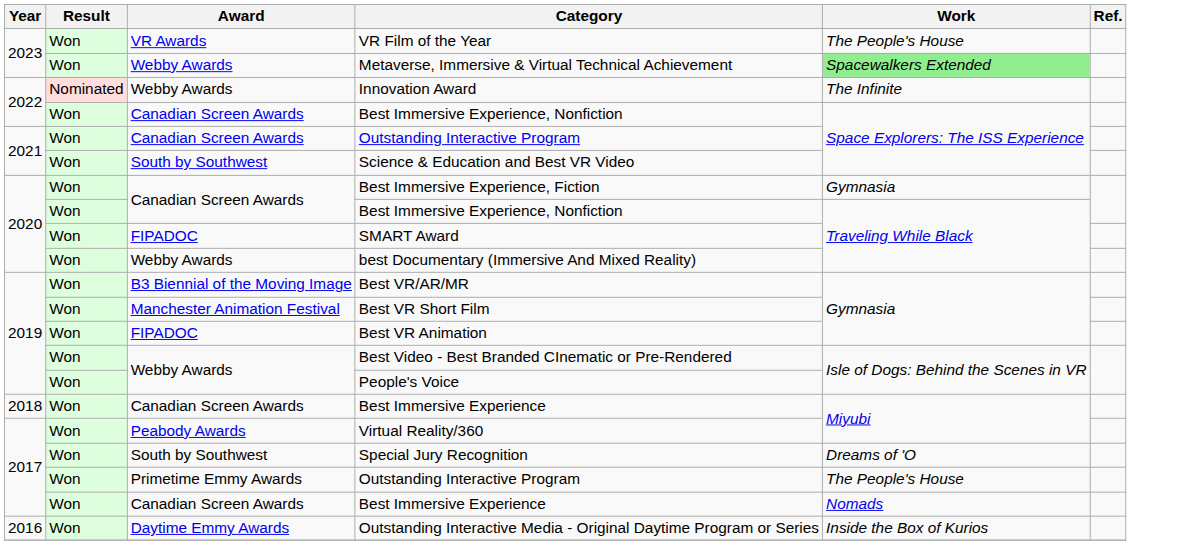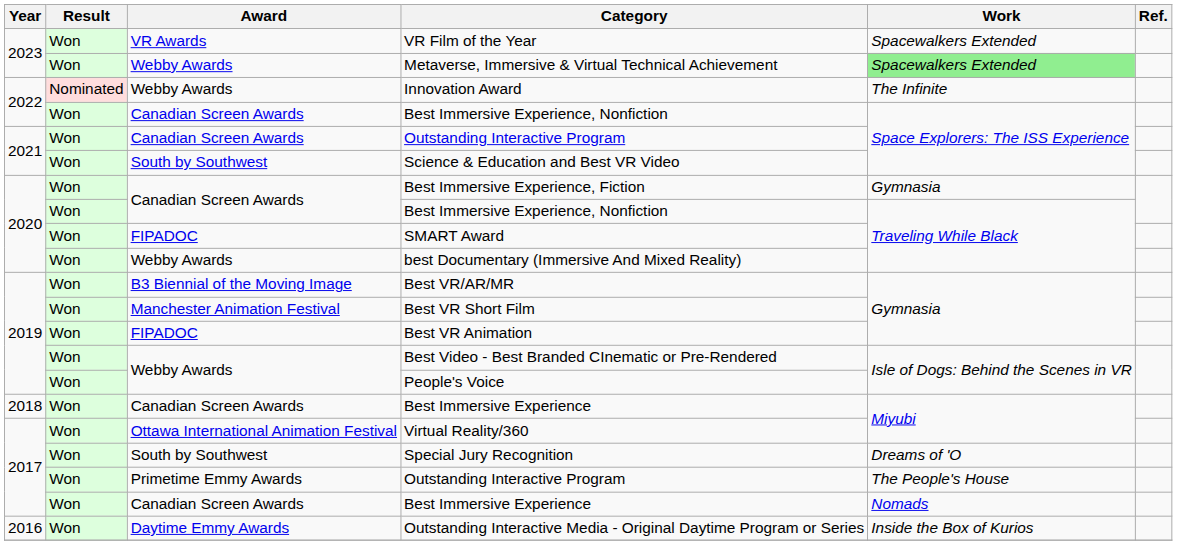(895, 41) The People's House -> (954, 41) Spacewalkers Extended
(188, 430) Peabody Awards -> (264, 430) Ottawa International Animation Festival
